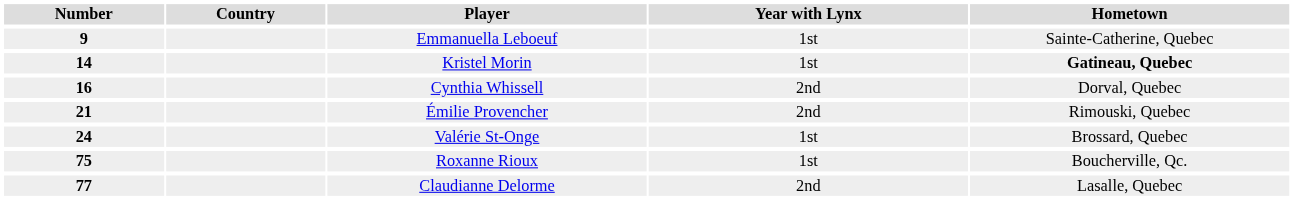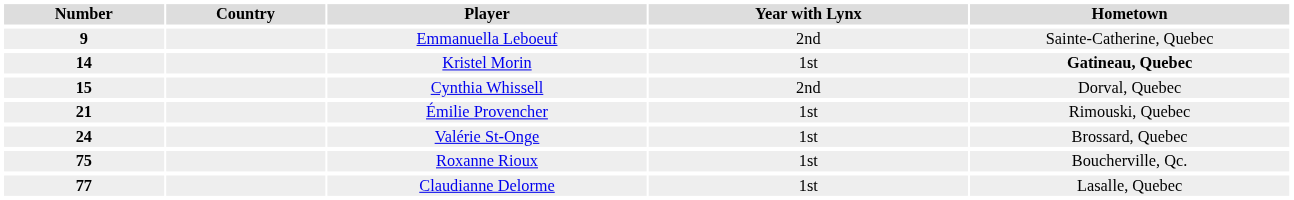(808, 38) 1st -> (808, 38) 2nd
(84, 87) 16 -> (84, 87) 15
(808, 112) 2nd -> (808, 112) 1st
(808, 185) 2nd -> (808, 185) 1st
